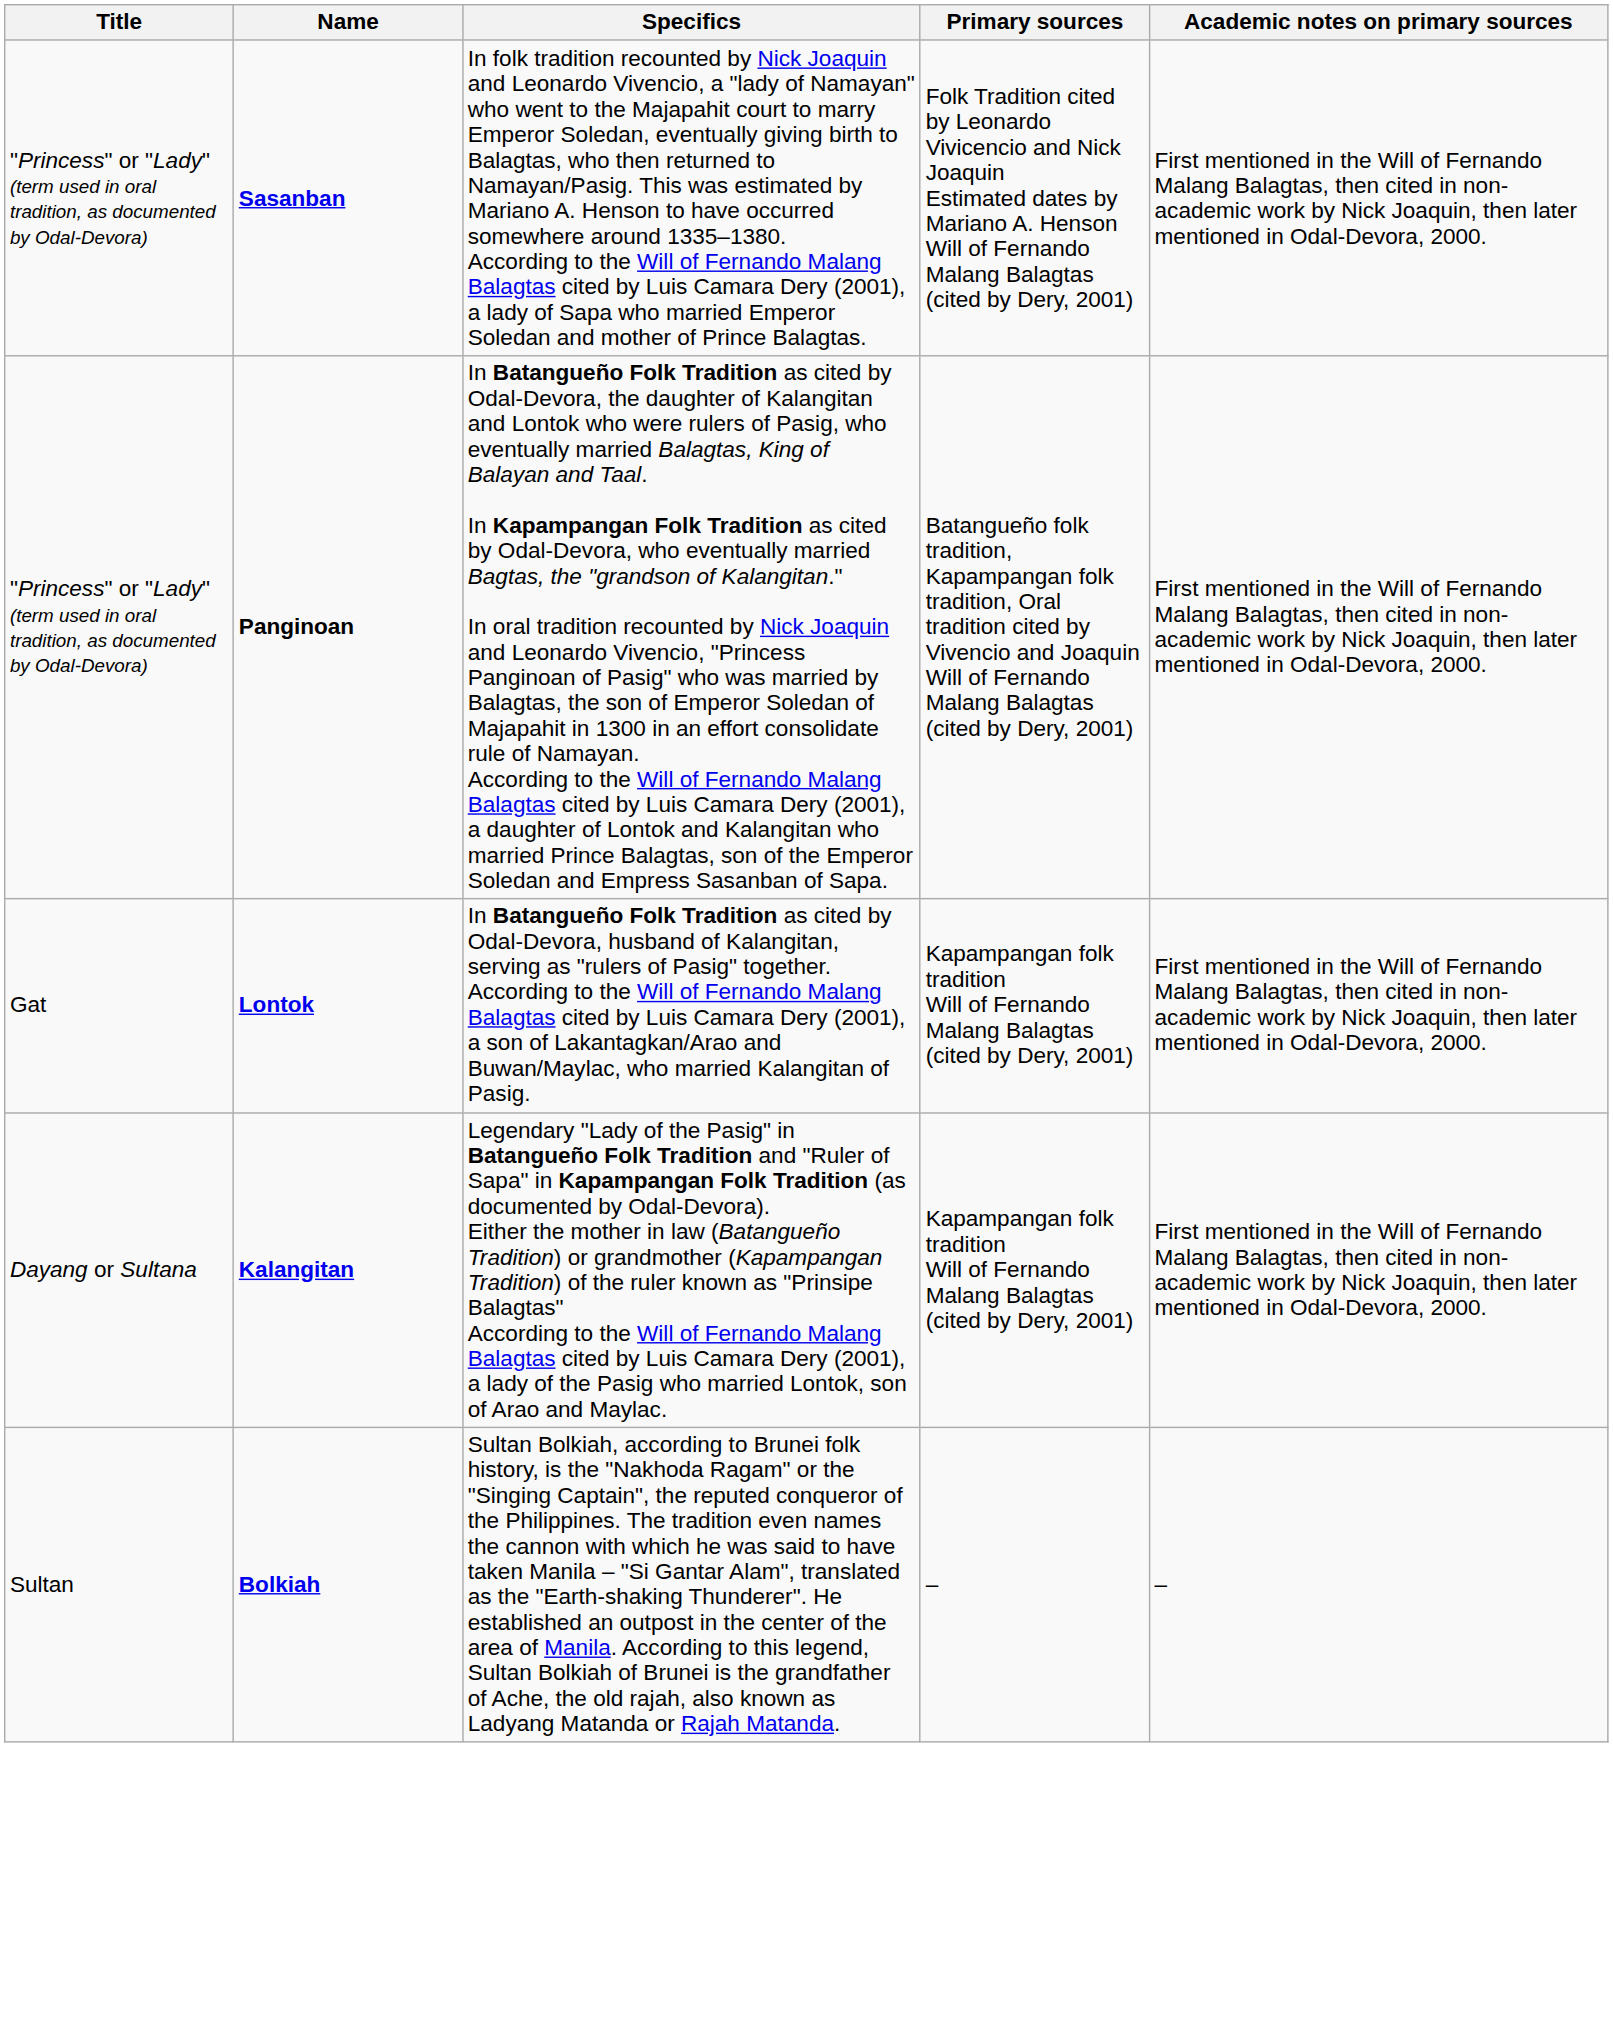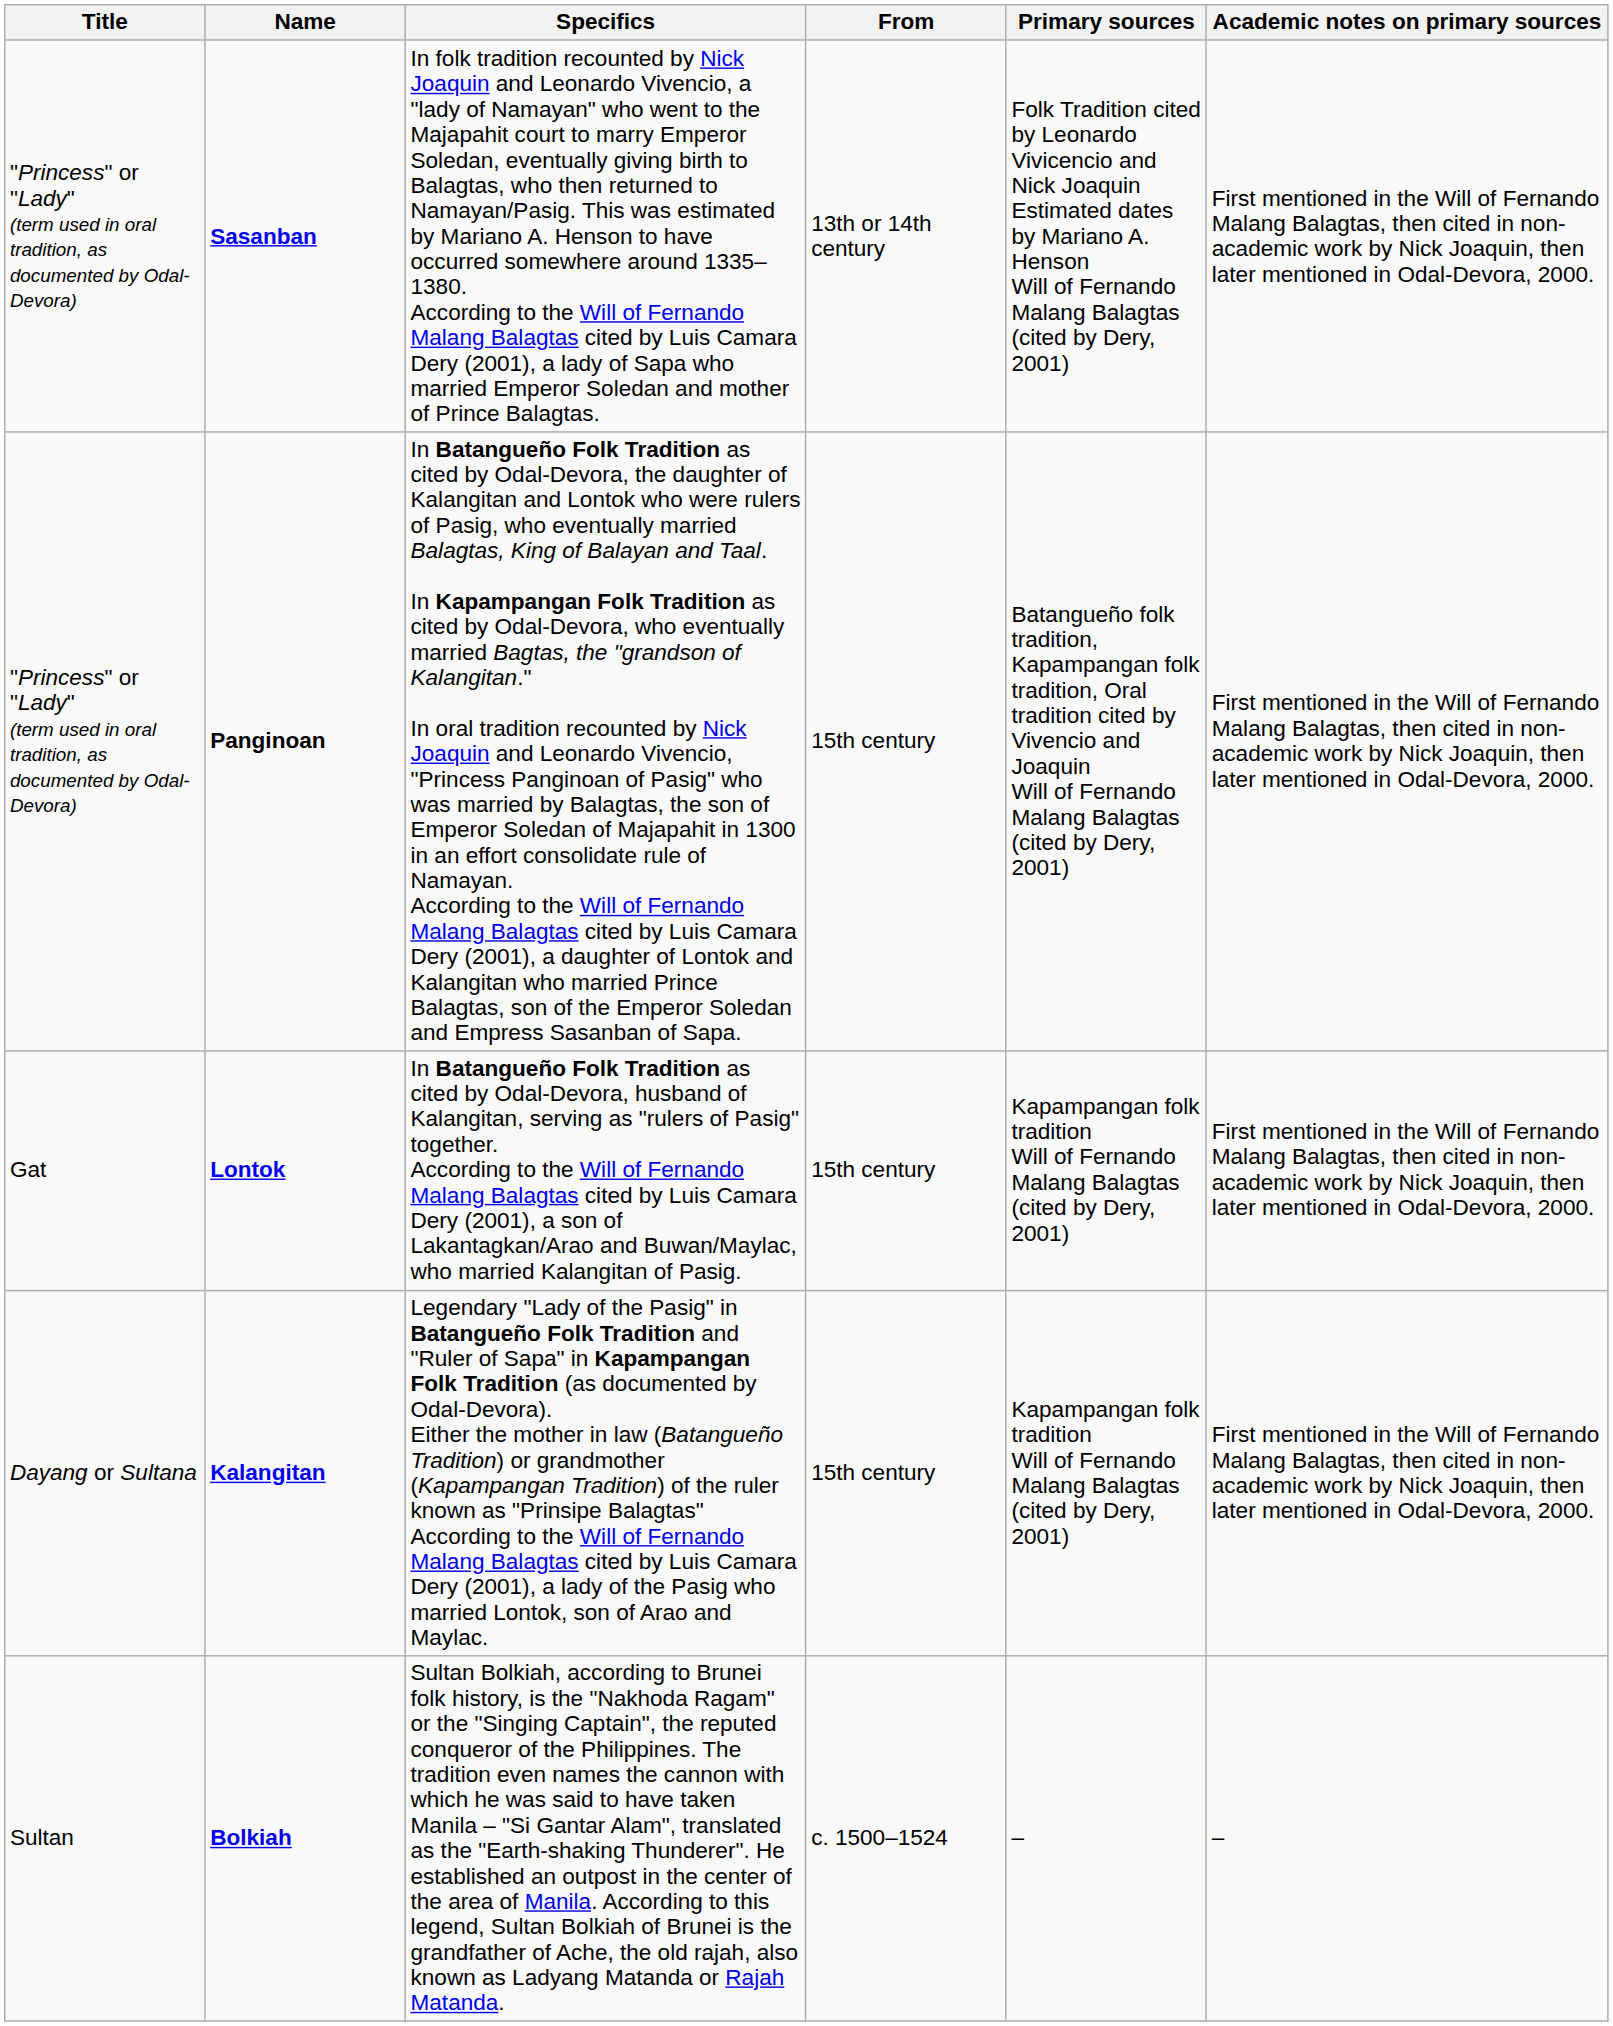+ column: (906, 22)
